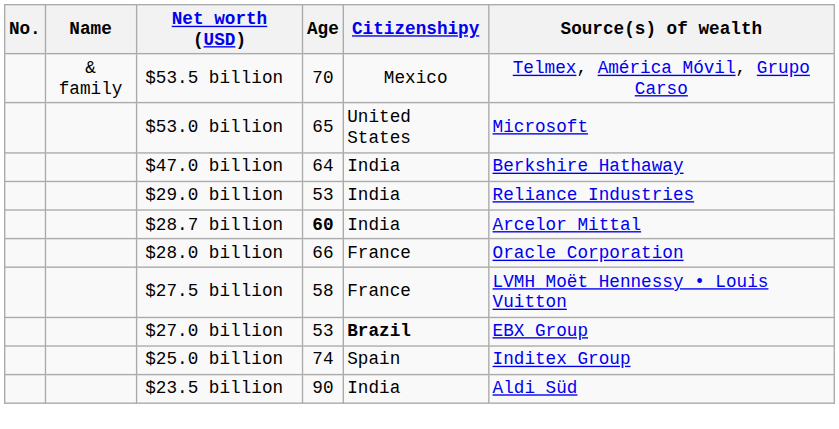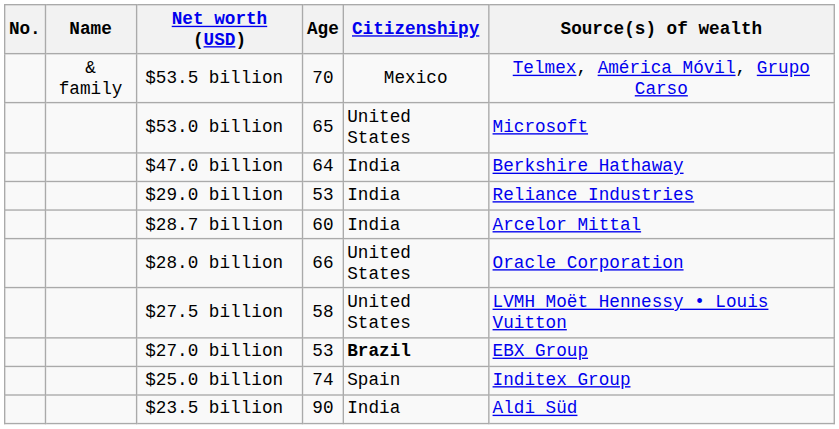(323, 224) bold -> (323, 224) normal
(379, 253) France -> (379, 263) United States
(379, 292) France -> (379, 313) United States
